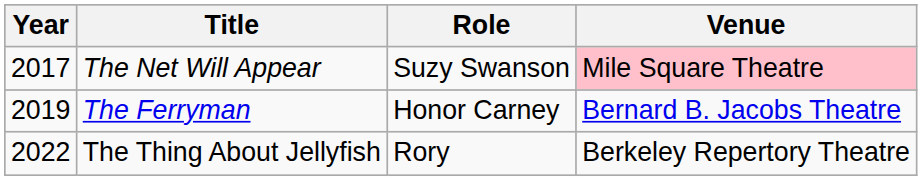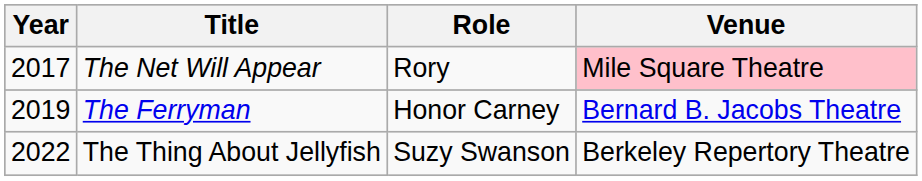(482, 68) Suzy Swanson -> (421, 68) Rory
(421, 152) Rory -> (482, 152) Suzy Swanson
